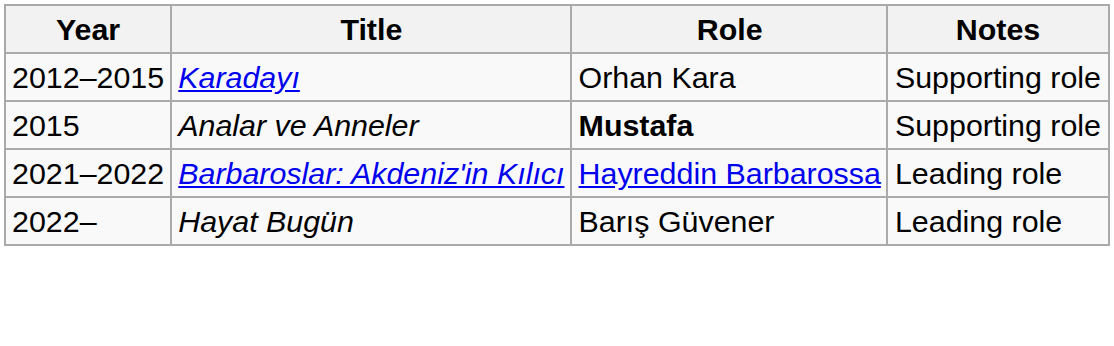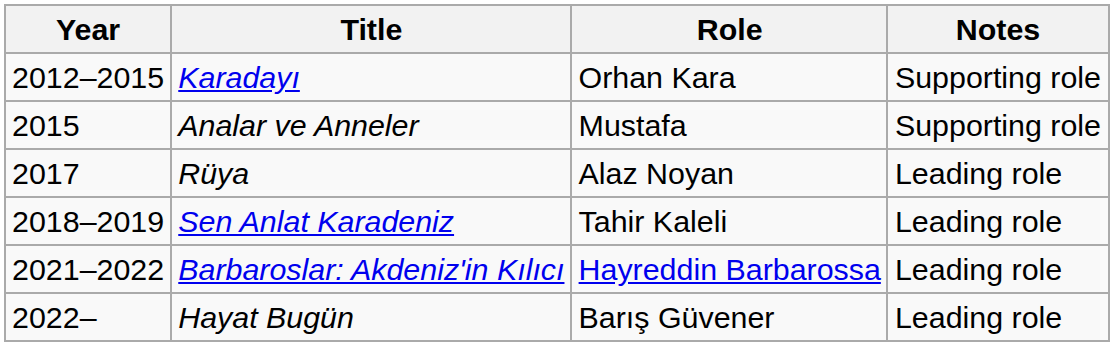(636, 126) bold -> (633, 126) normal
+ row: (214, 174)
+ row: (316, 222)
